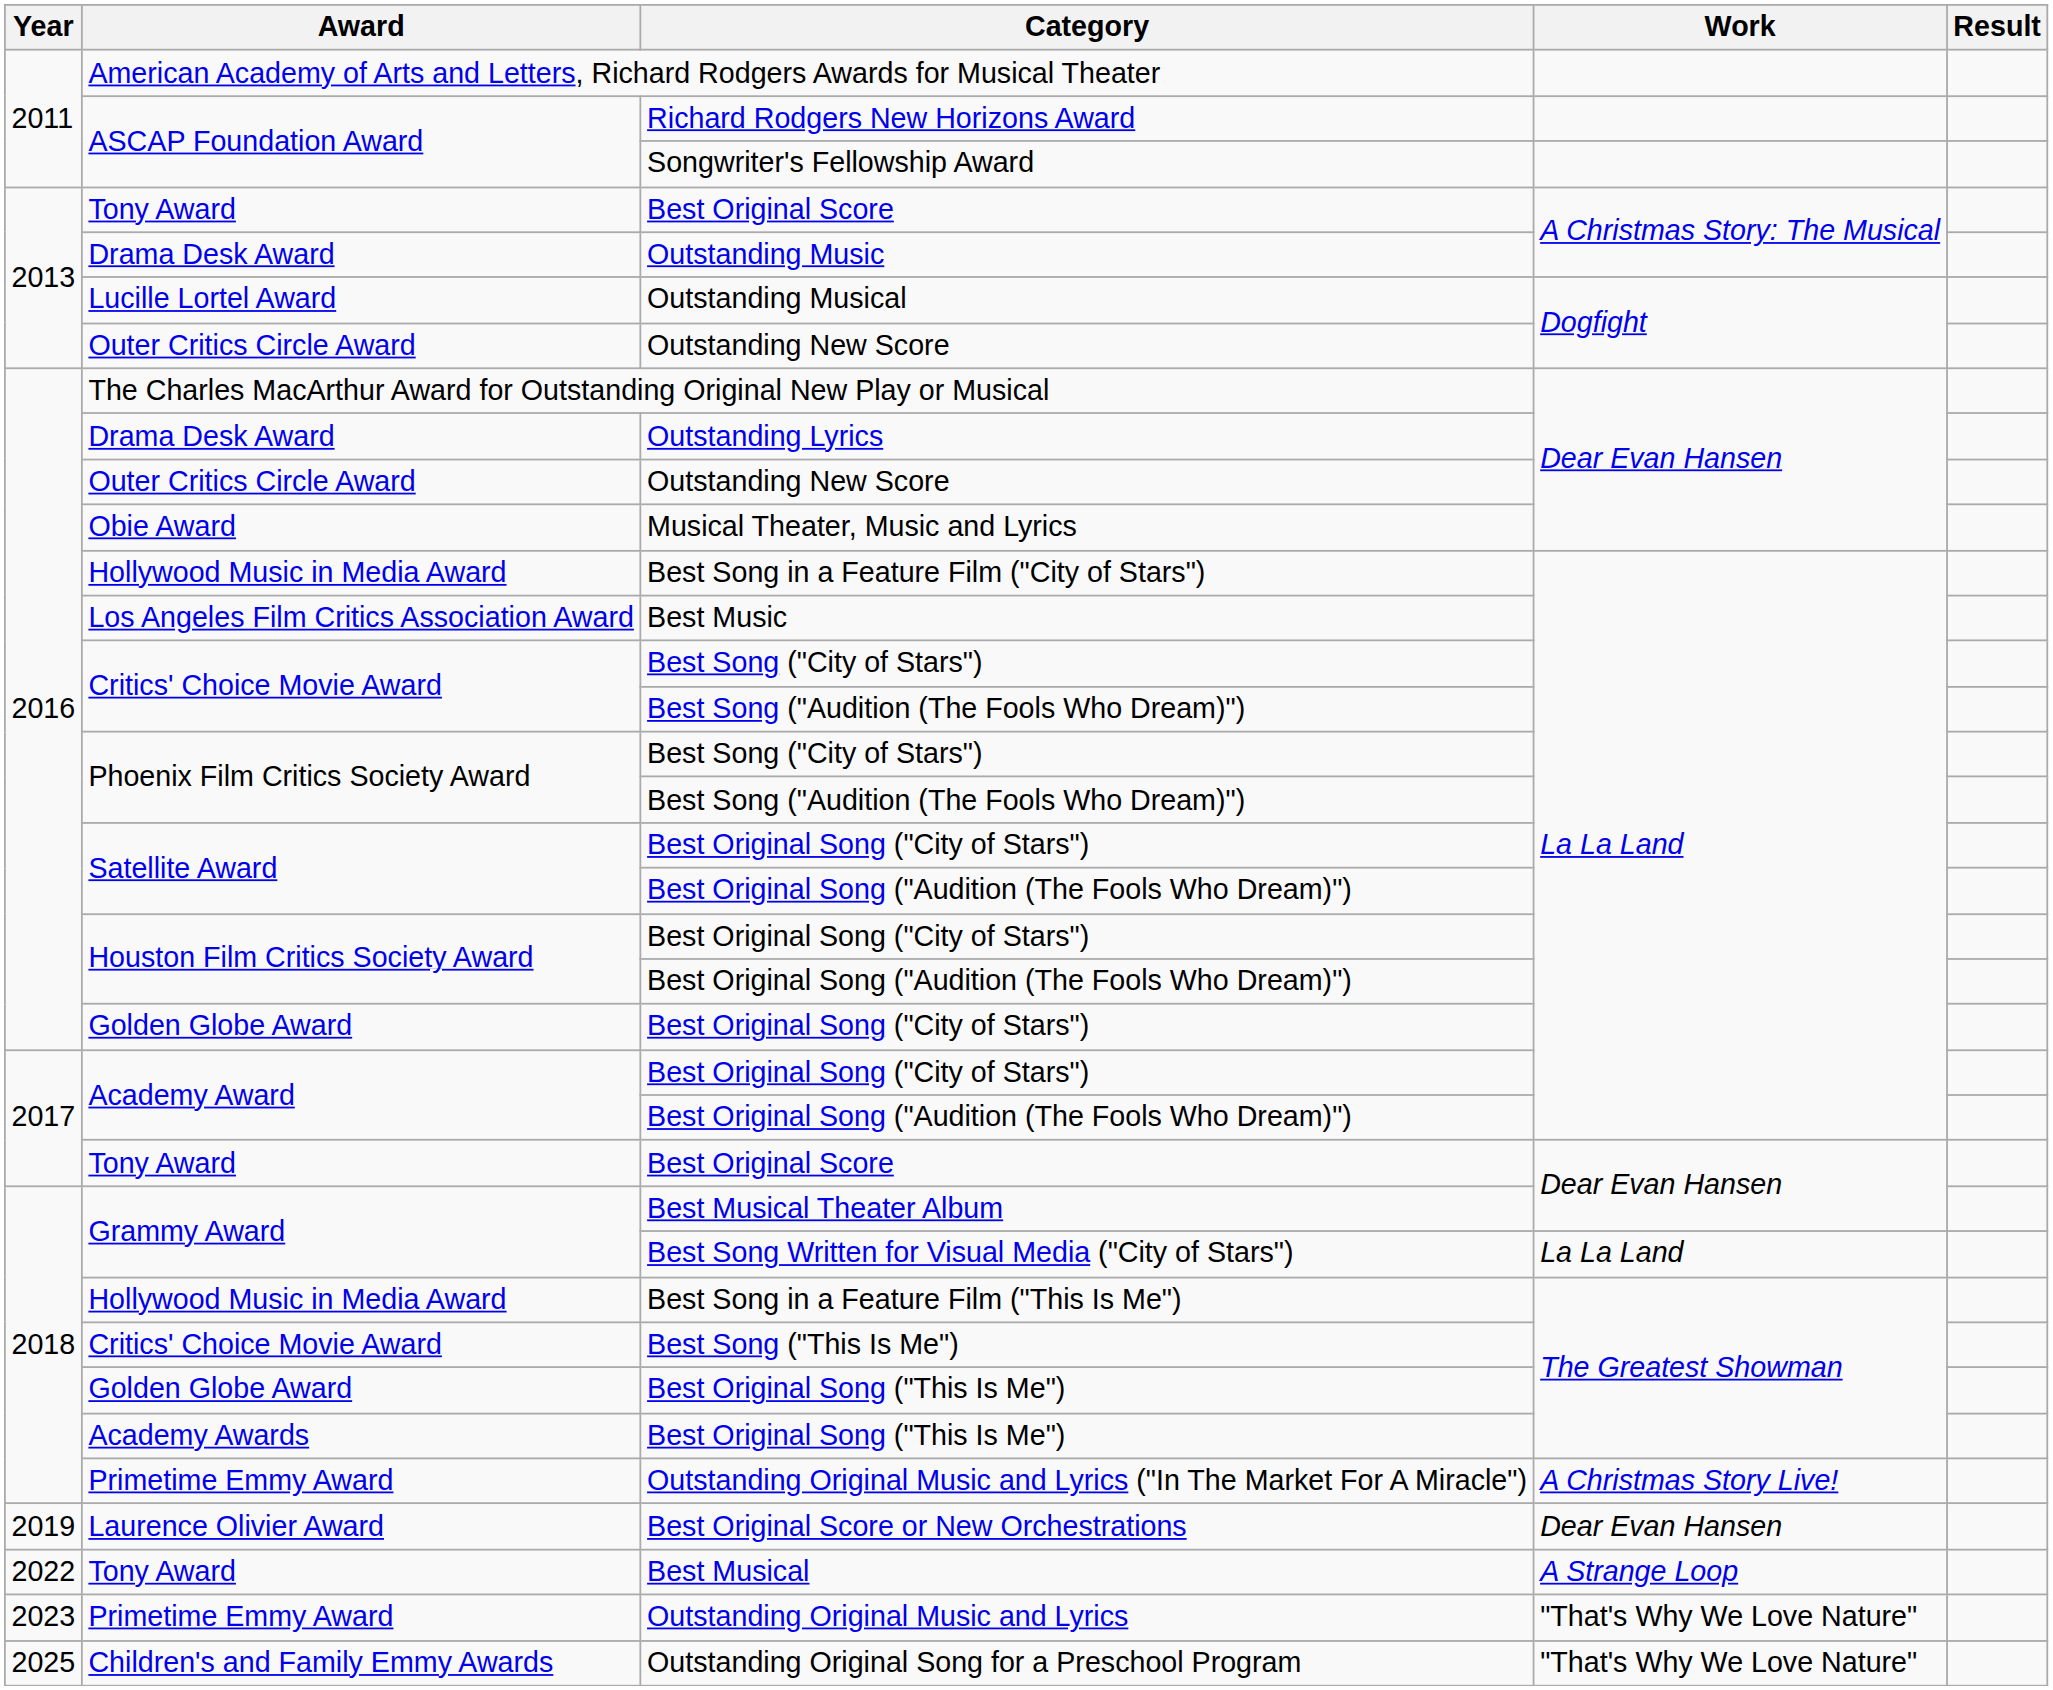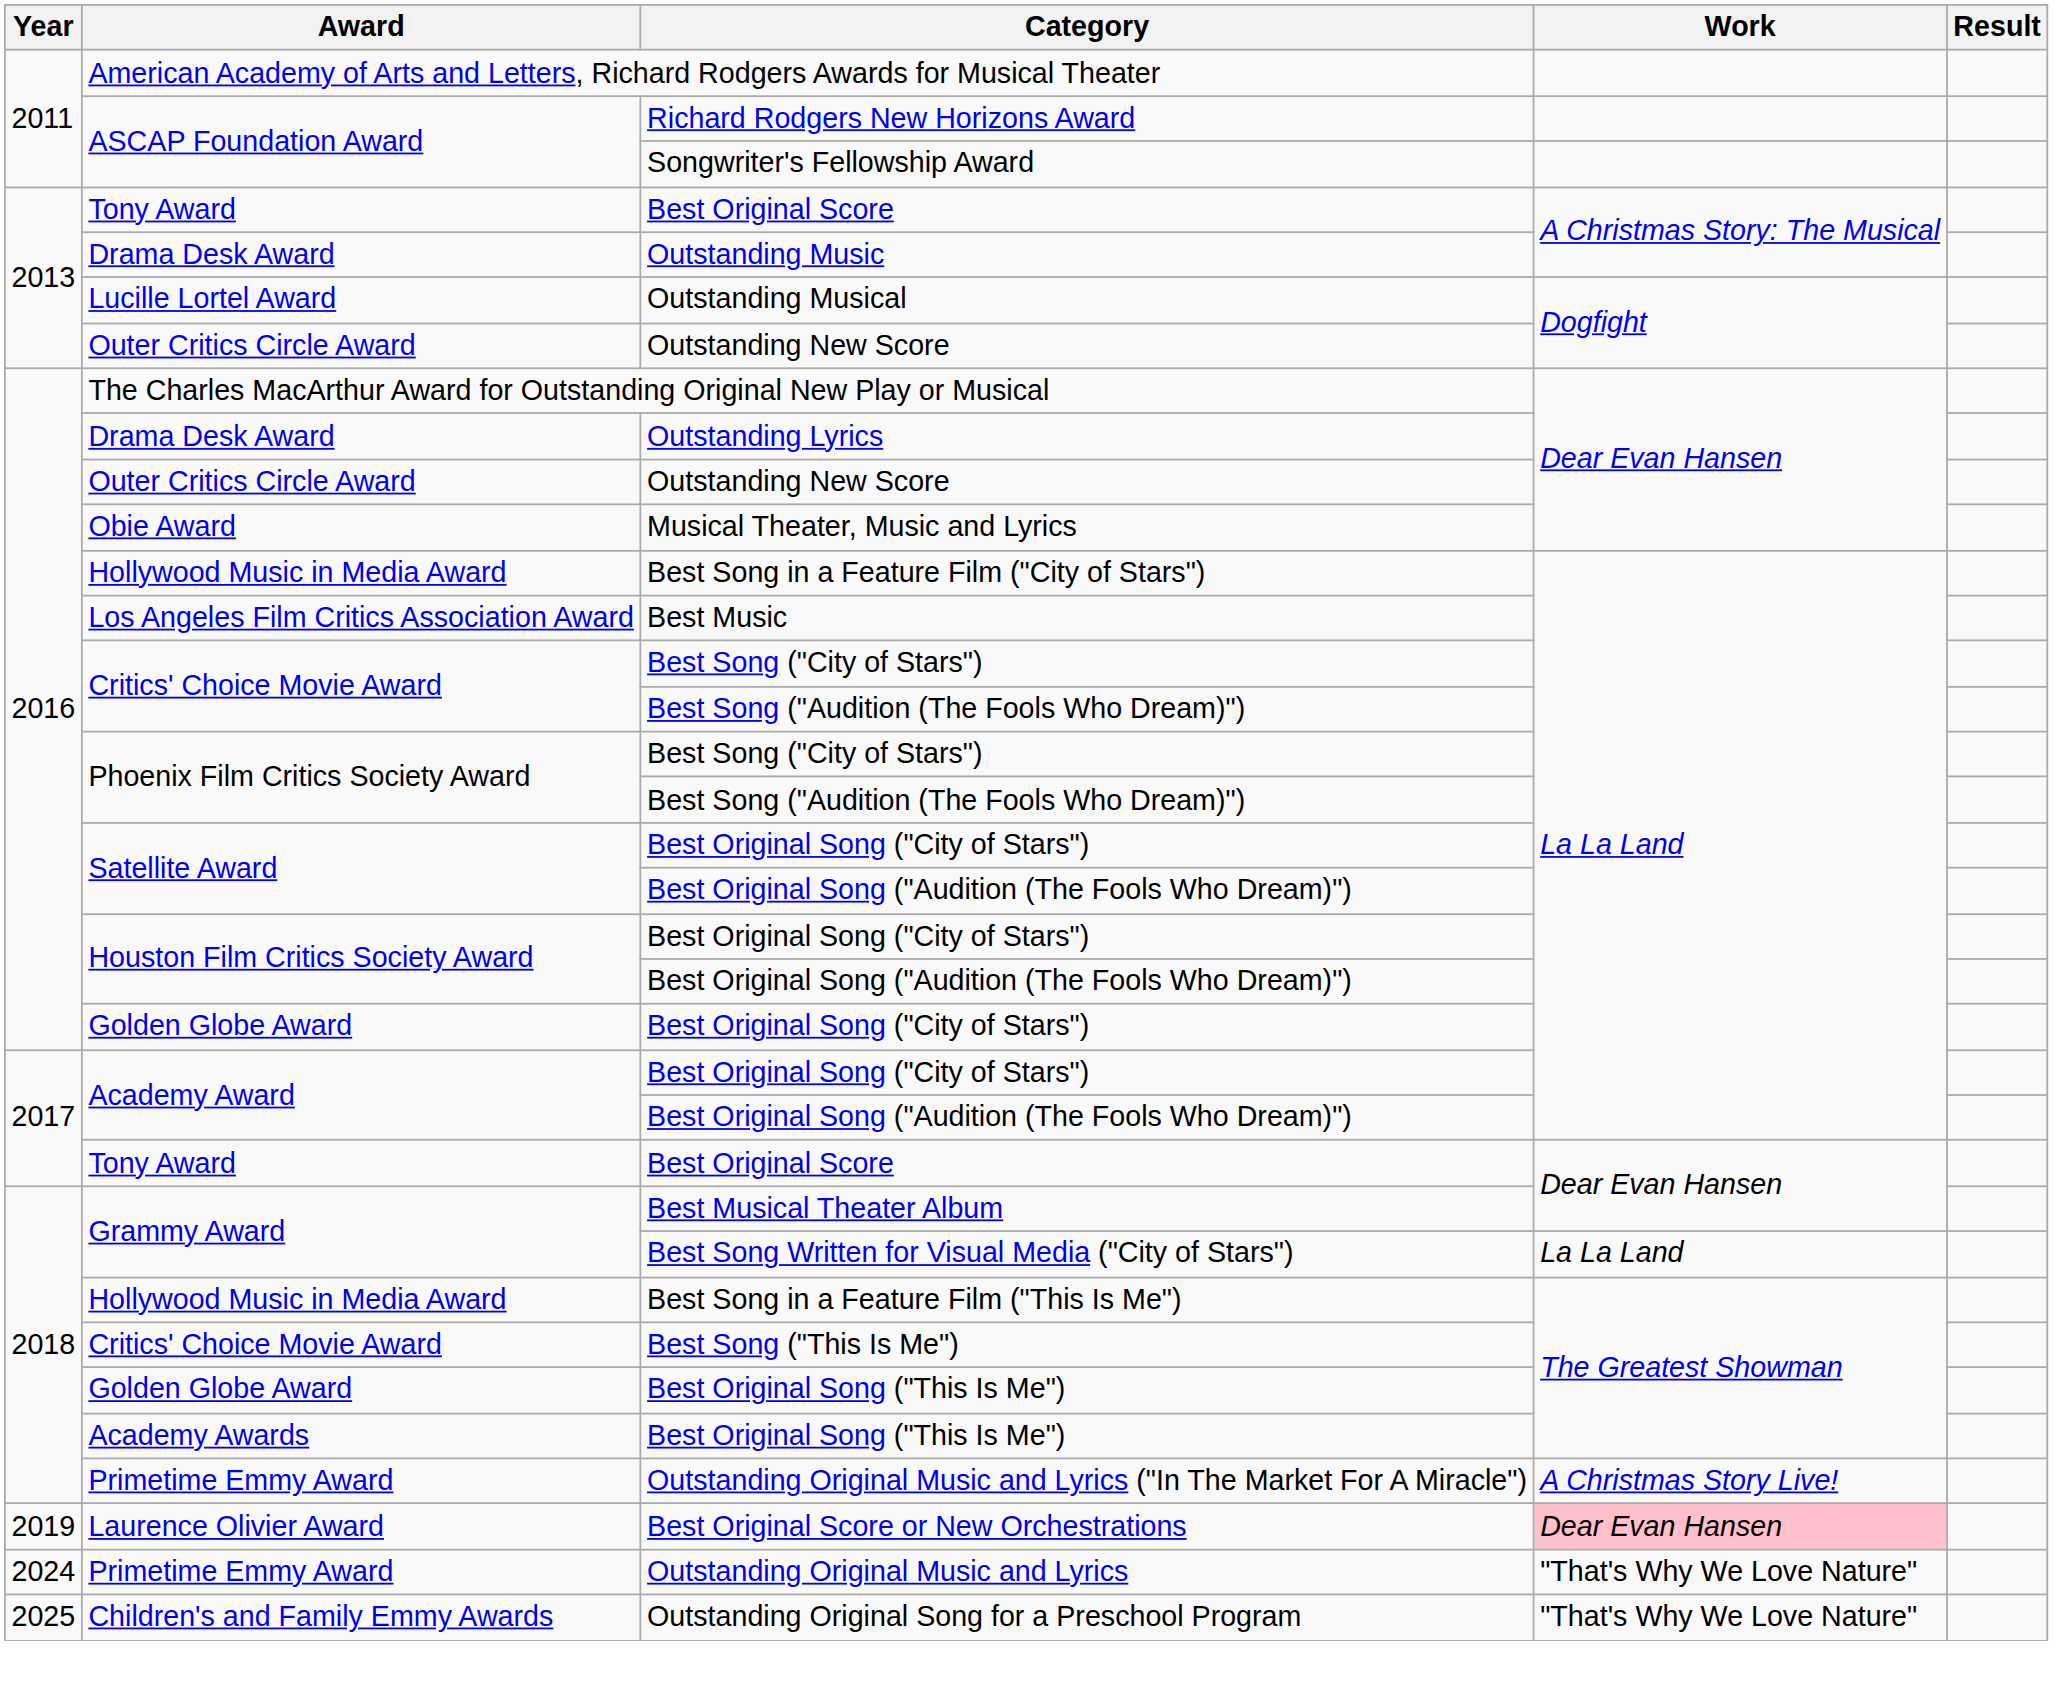(1661, 1526) no background -> (1661, 1526) pink background
- row: (162, 1571)
(43, 1616) 2023 -> (43, 1571) 2024
